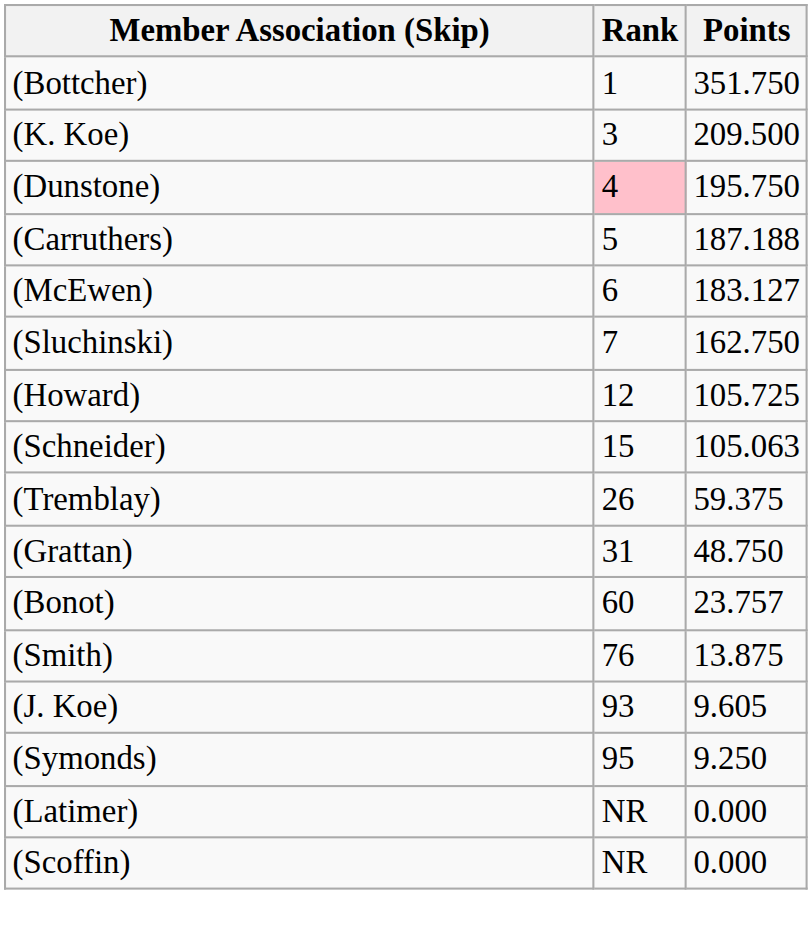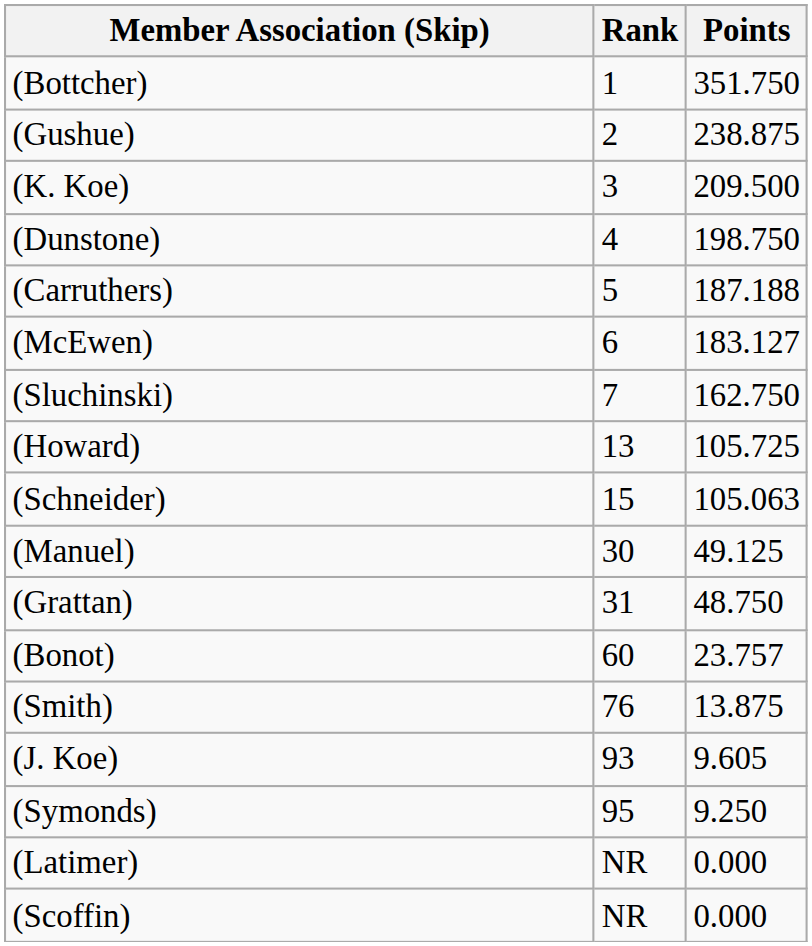+ row: (74, 134)
(610, 186) pink background -> (610, 238) no background
(747, 186) 195.750 -> (747, 238) 198.750
(618, 394) 12 -> (618, 446) 13
- row: (87, 498)
+ row: (74, 550)
